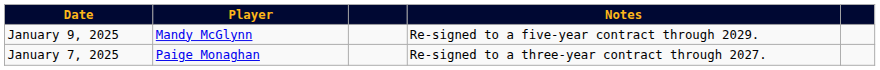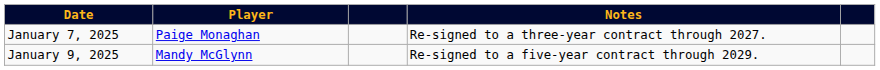rows swapped: (63, 55) <-> (63, 35)
